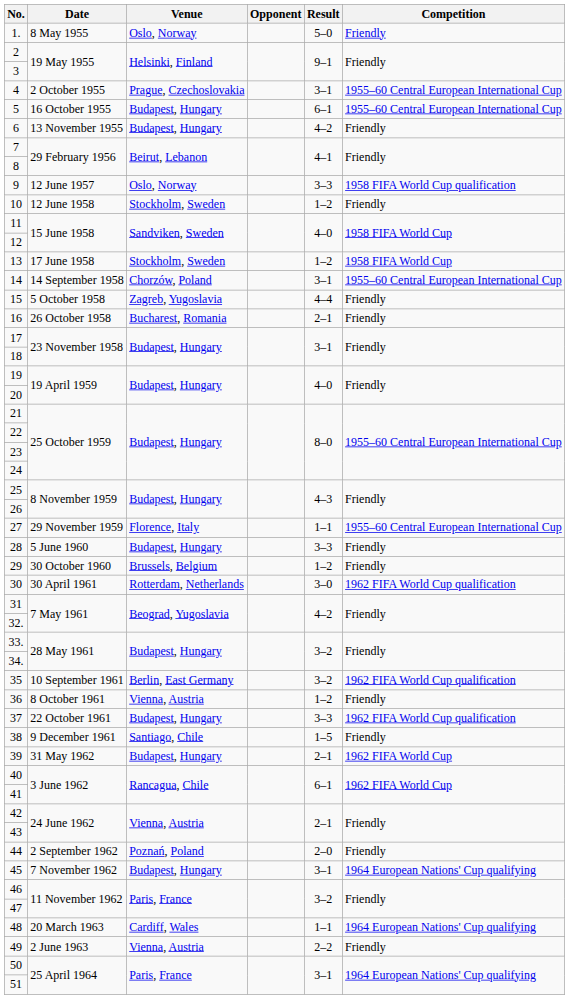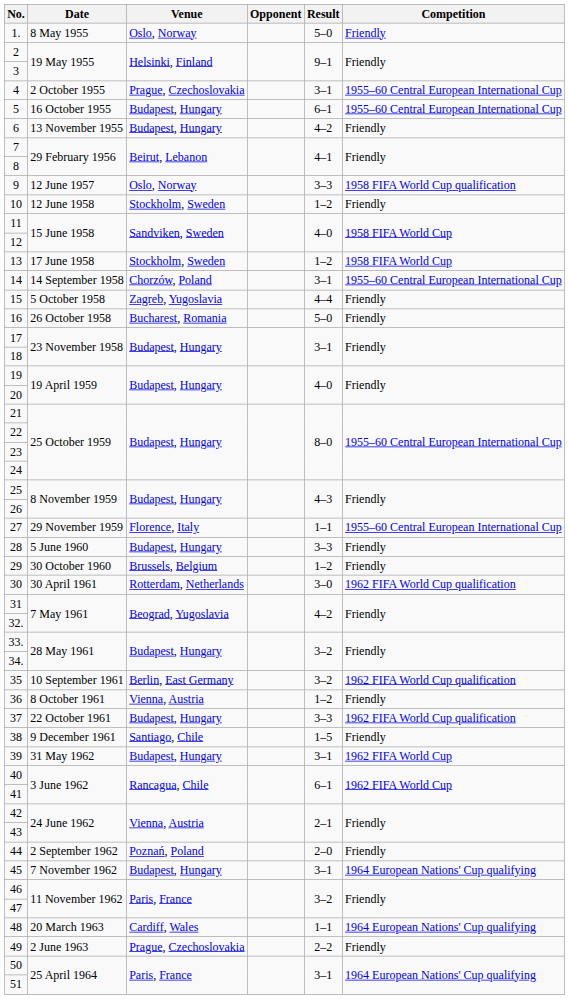(323, 318) 2–1 -> (323, 318) 5–0
(323, 756) 2–1 -> (323, 756) 3–1
(166, 946) Vienna, Austria -> (187, 946) Prague, Czechoslovakia
